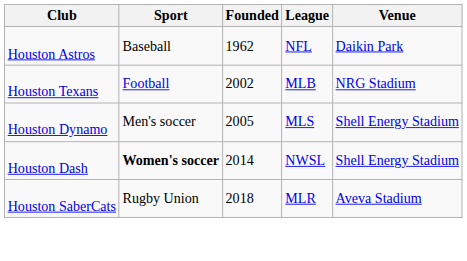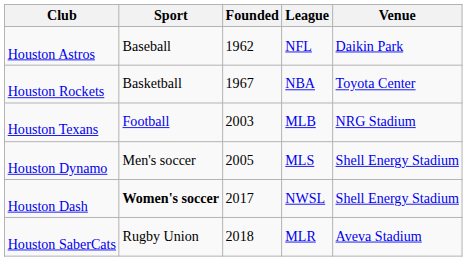+ row: (56, 92)
(240, 84) 2002 -> (240, 122) 2003
(240, 160) 2014 -> (240, 198) 2017
